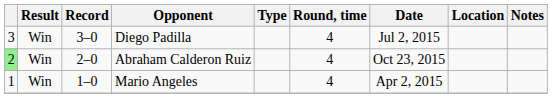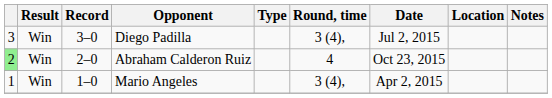(330, 37) 4 -> (330, 37) 3 (4),
(330, 81) 4 -> (330, 81) 3 (4),
